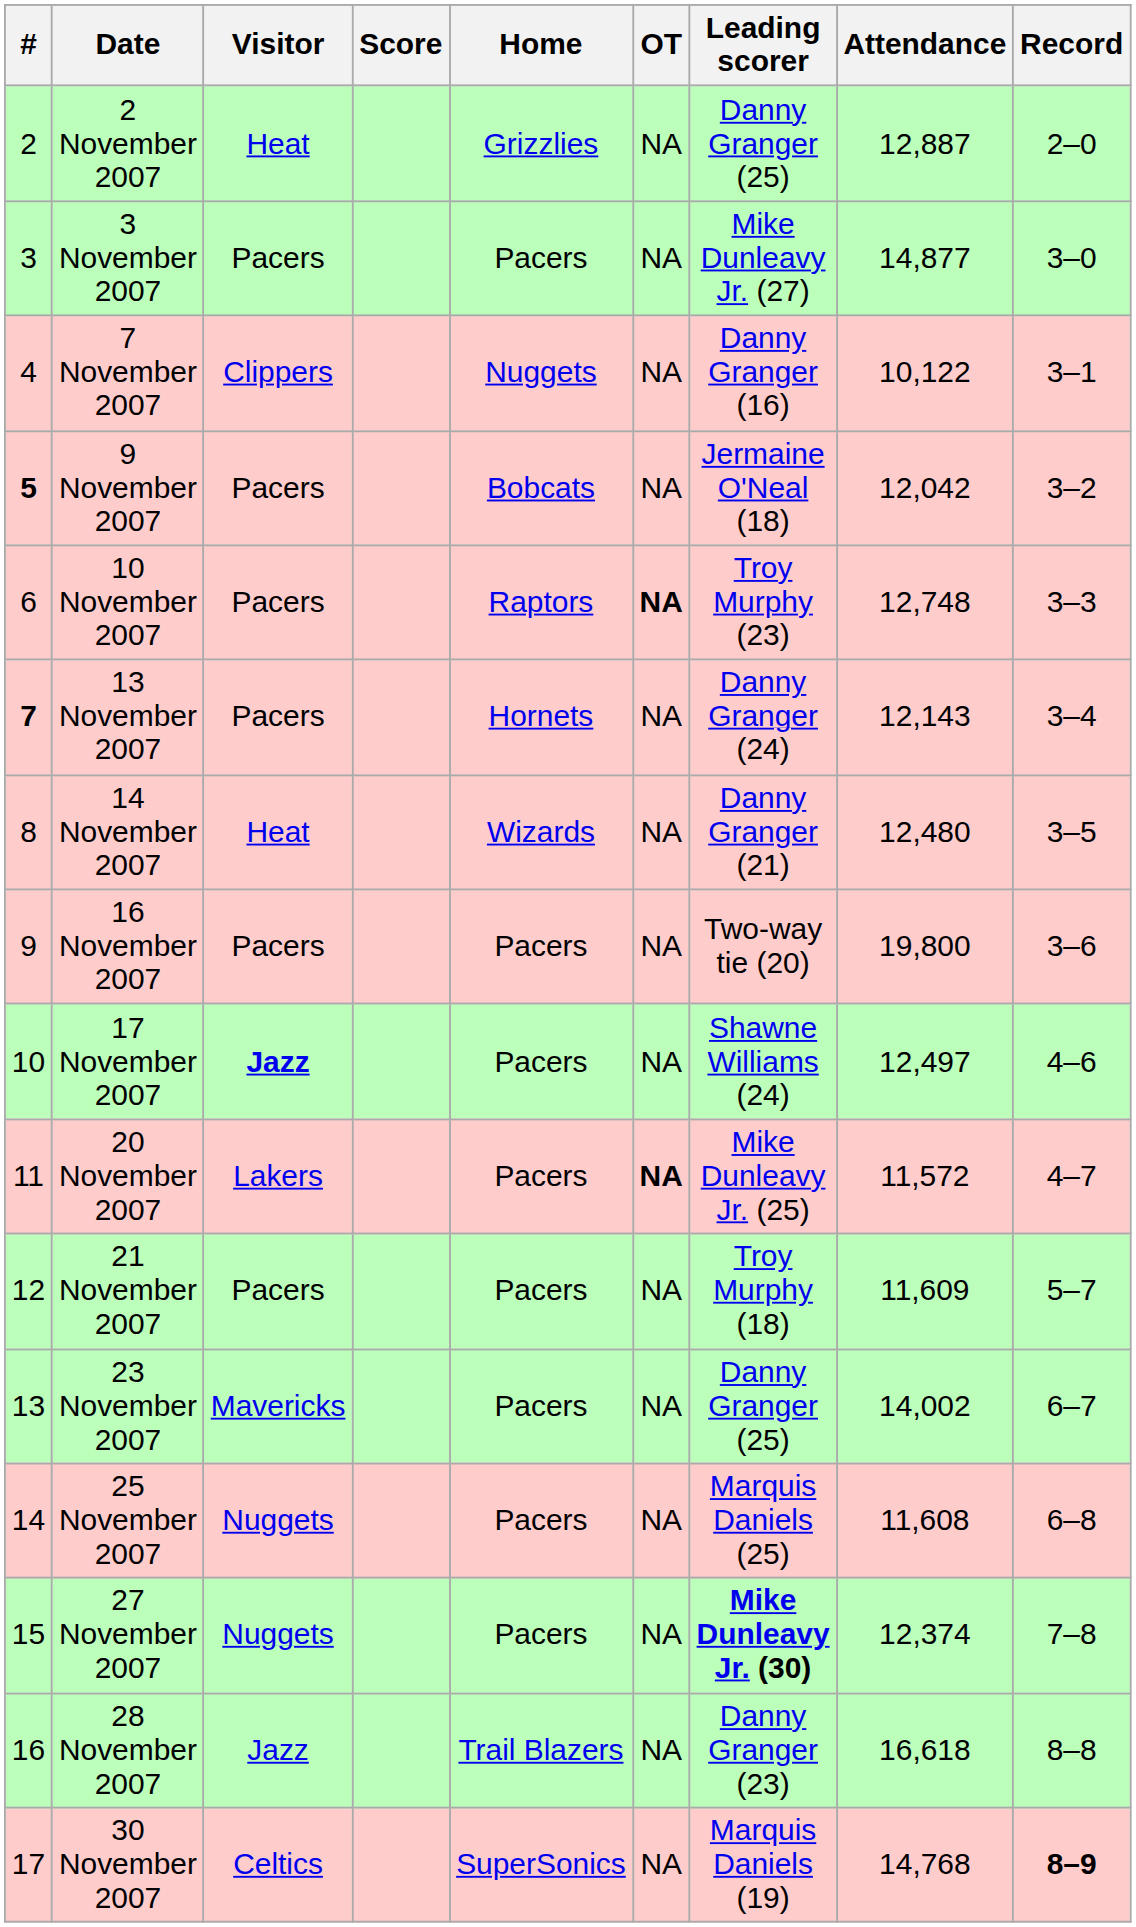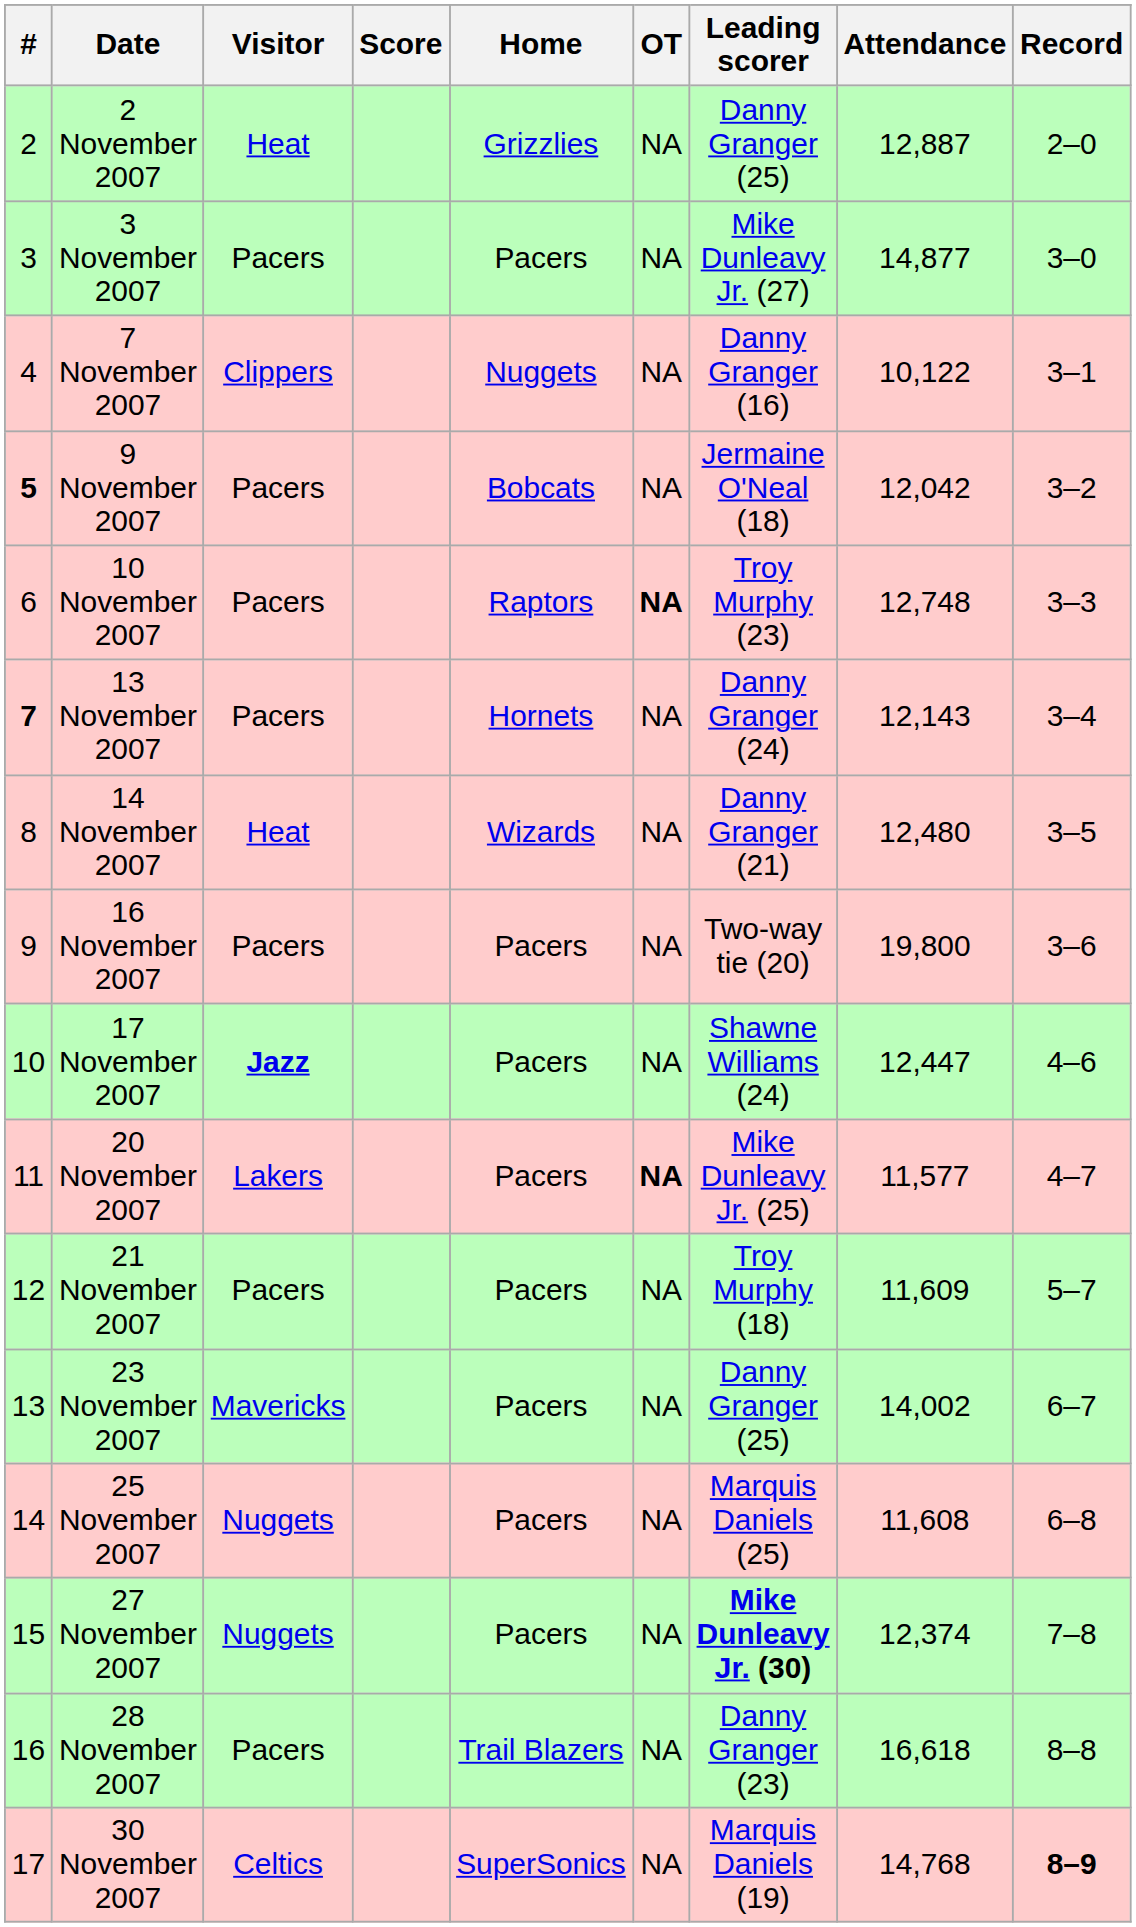(925, 1061) 12,497 -> (925, 1061) 12,447
(925, 1175) 11,572 -> (925, 1175) 11,577
(278, 1749) Jazz -> (278, 1749) Pacers
